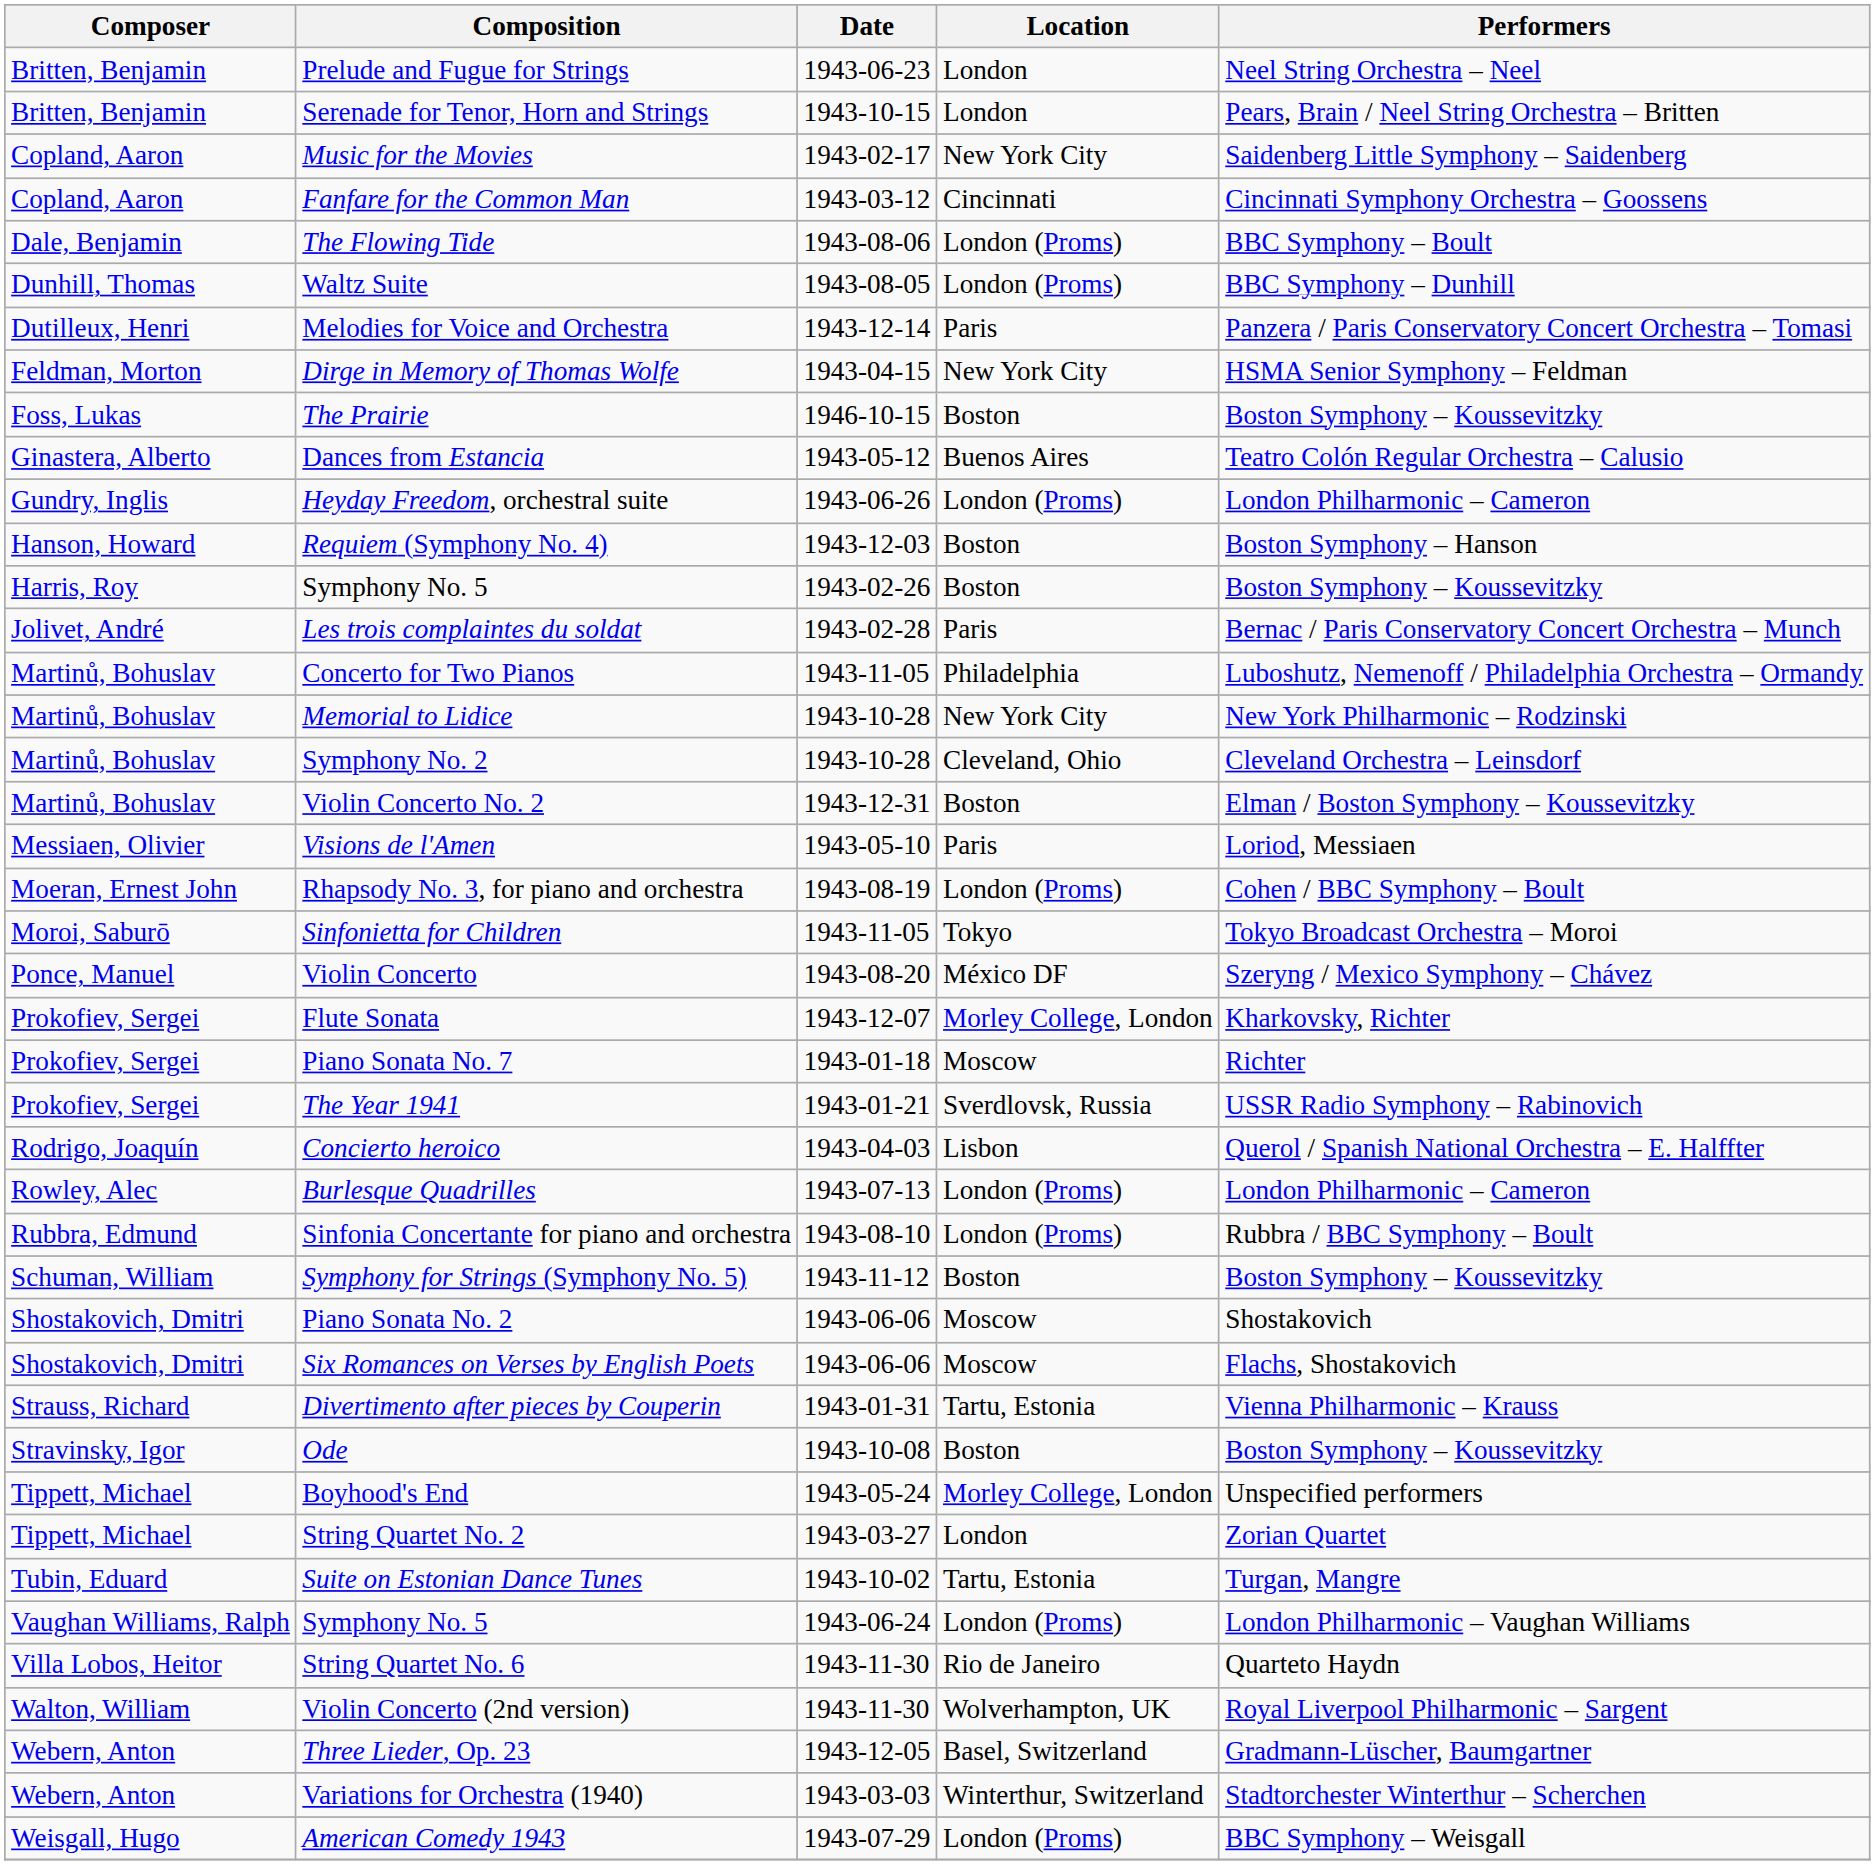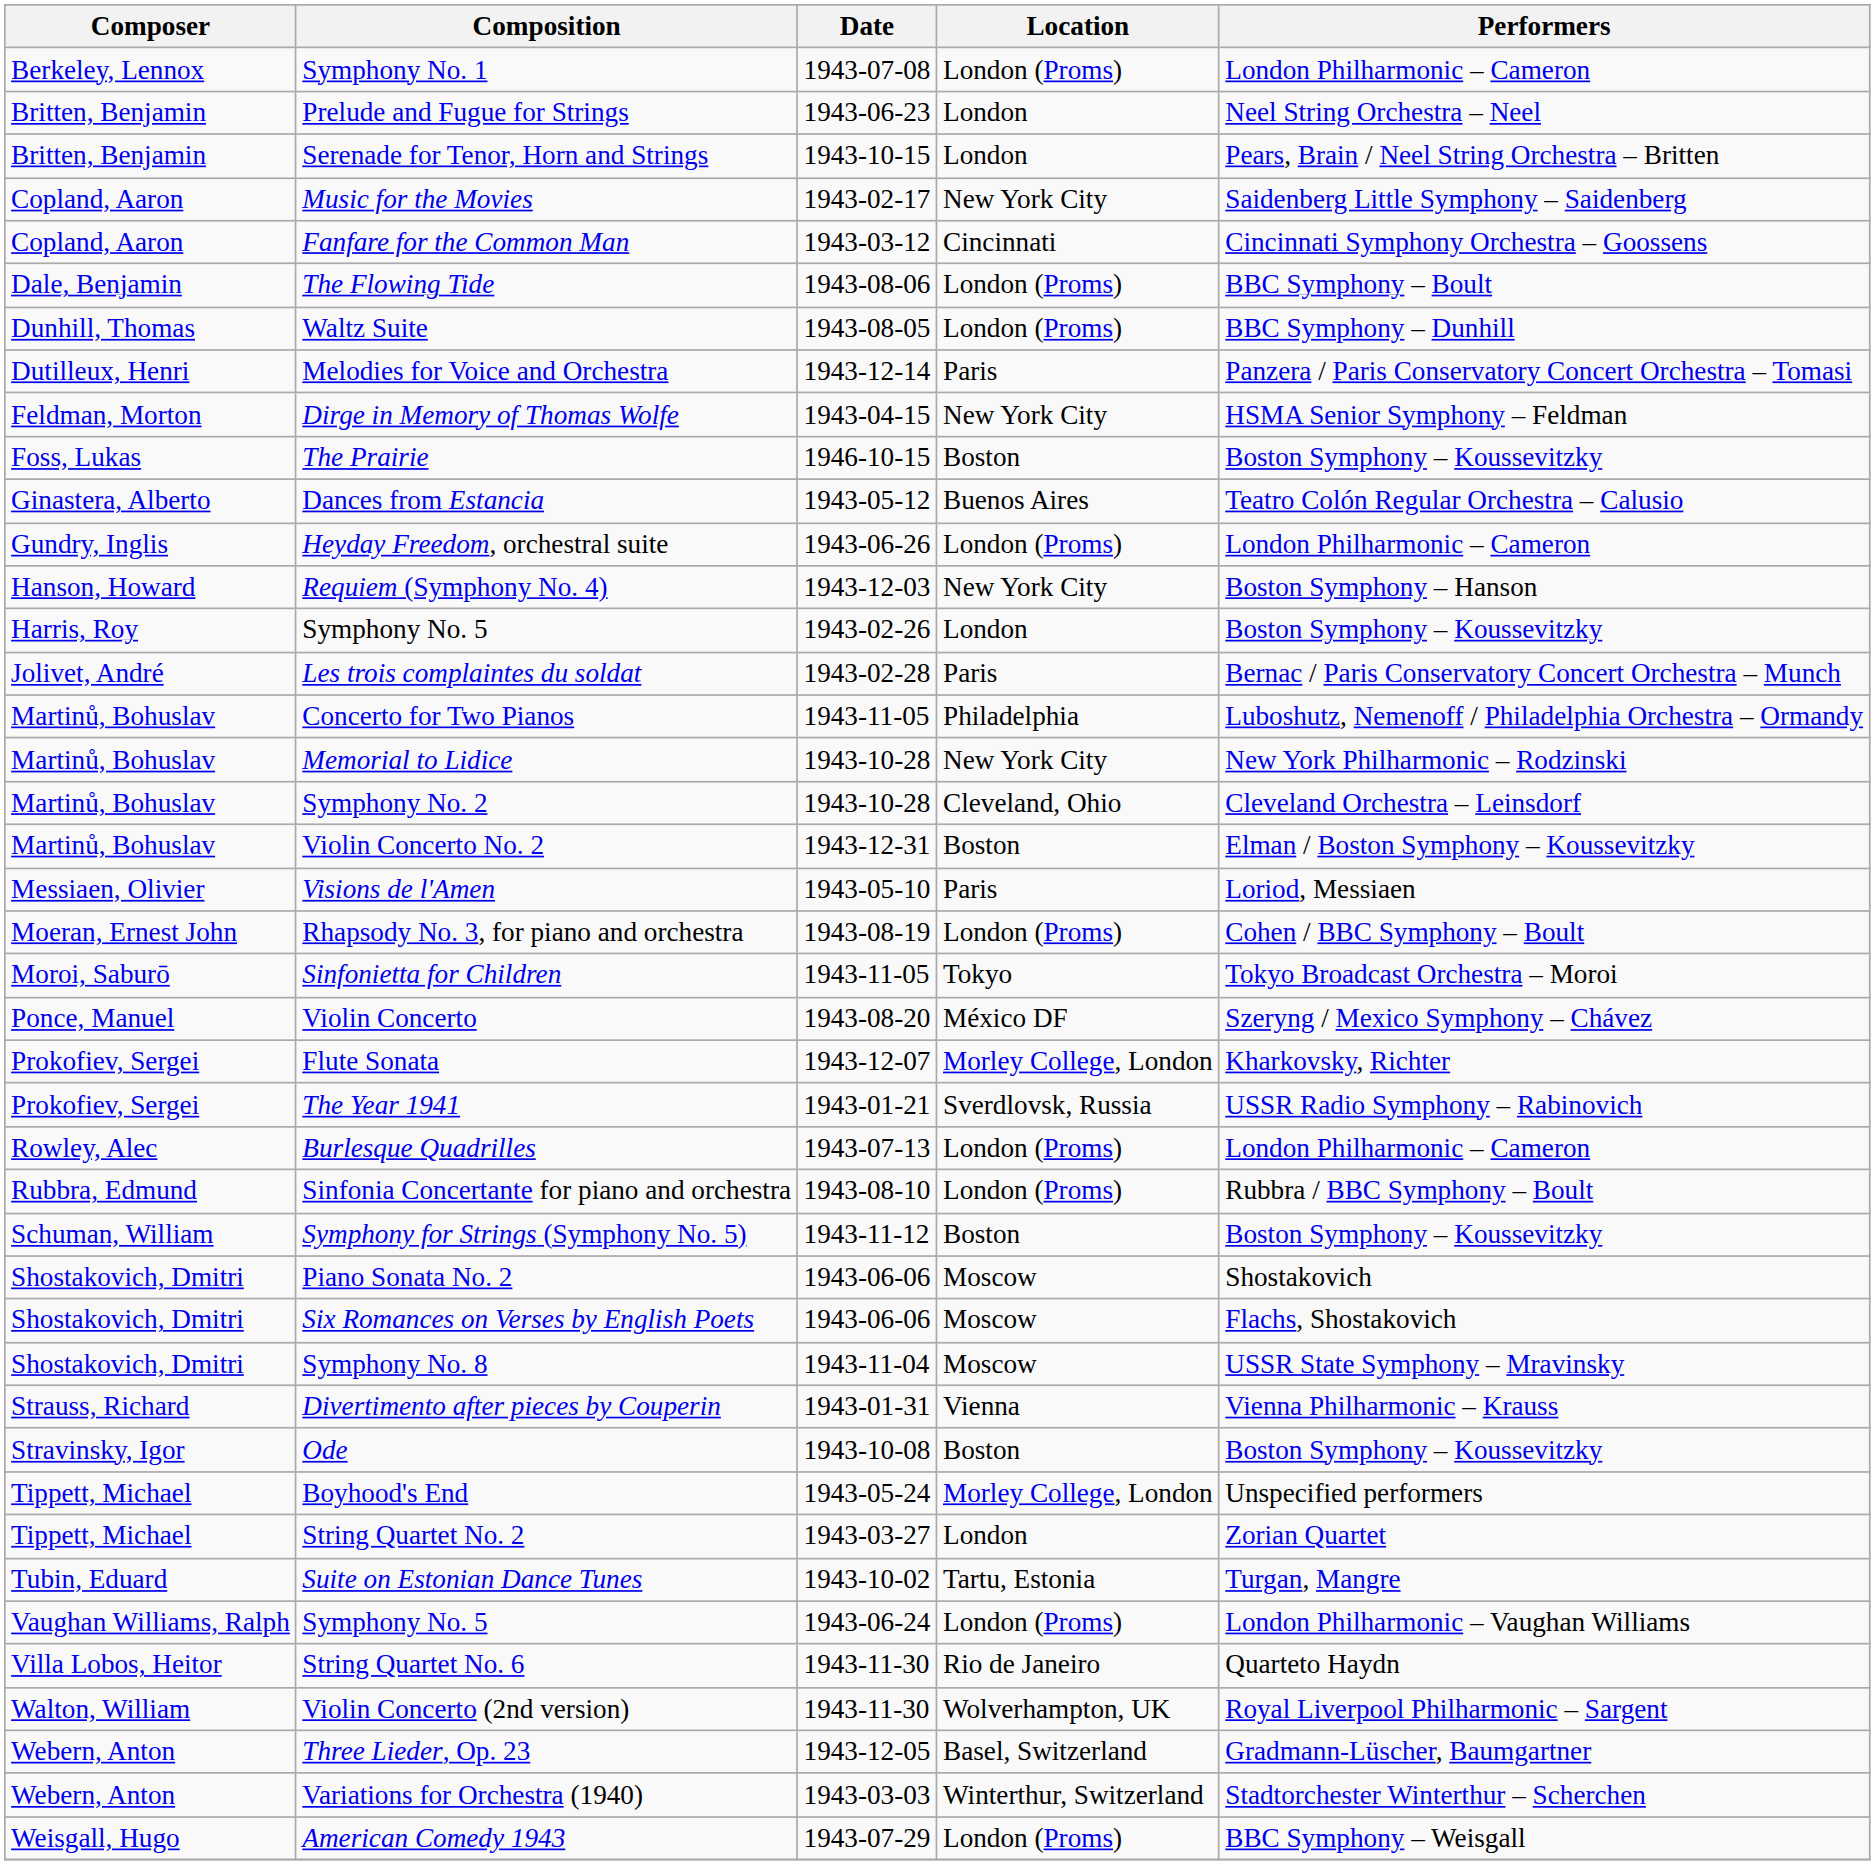+ row: (395, 69)
(982, 543) Boston -> (1025, 586) New York City
(982, 586) Boston -> (985, 629) London
- row: (407, 1061)
- row: (401, 1147)
+ row: (395, 1363)
(1019, 1406) Tartu, Estonia -> (981, 1406) Vienna
